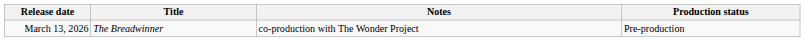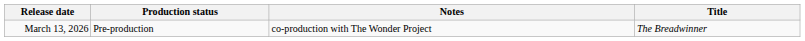columns swapped: (174, 12) <-> (711, 12)
